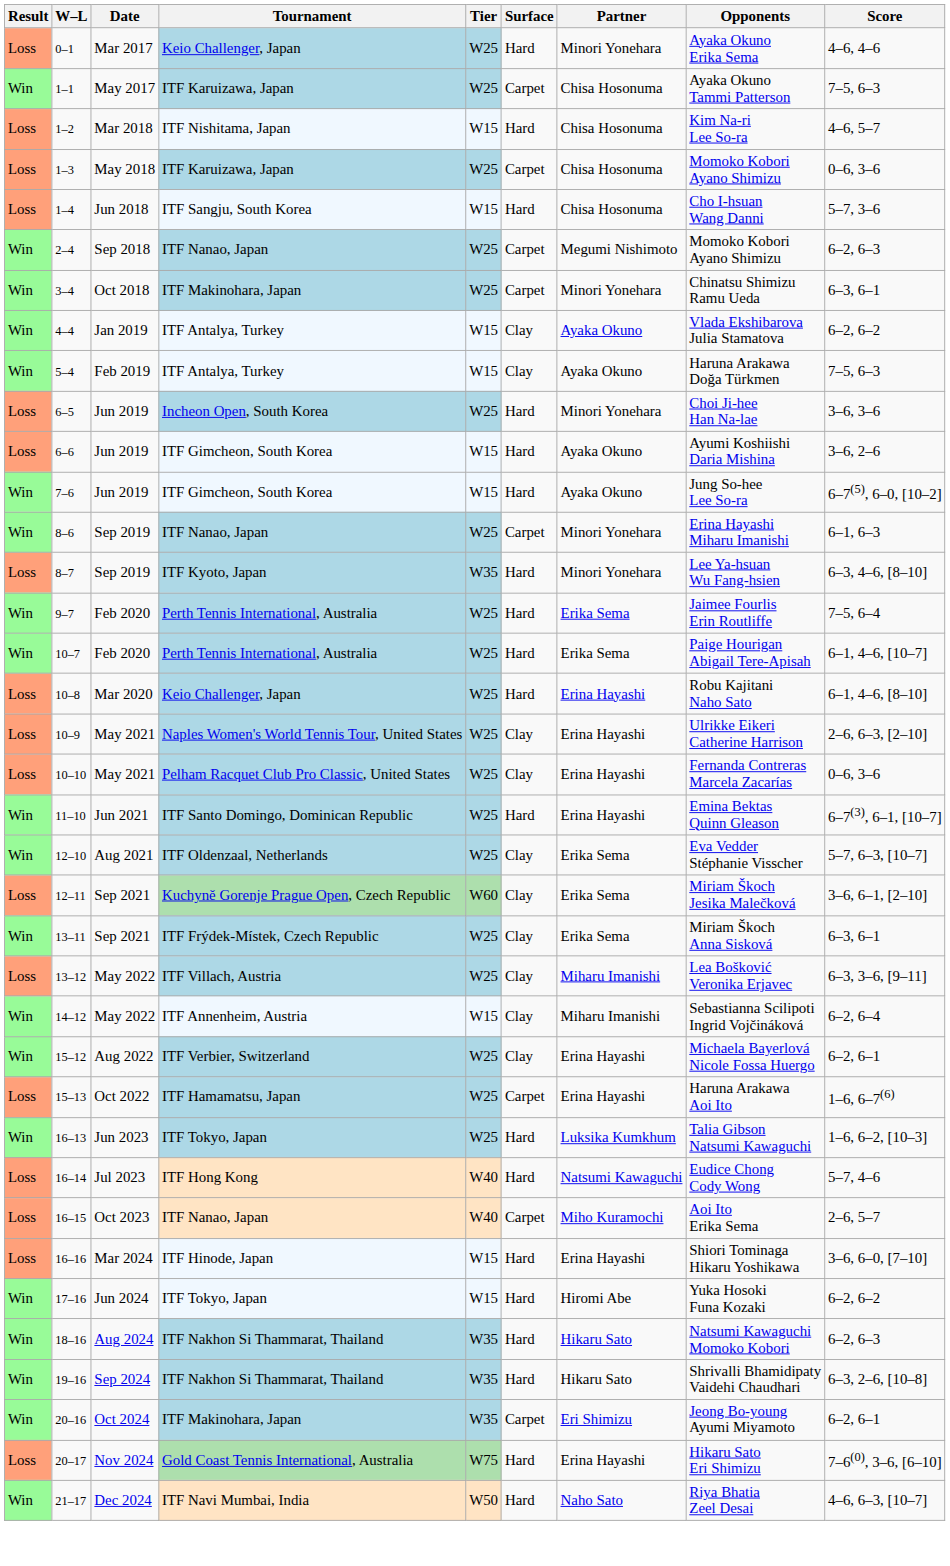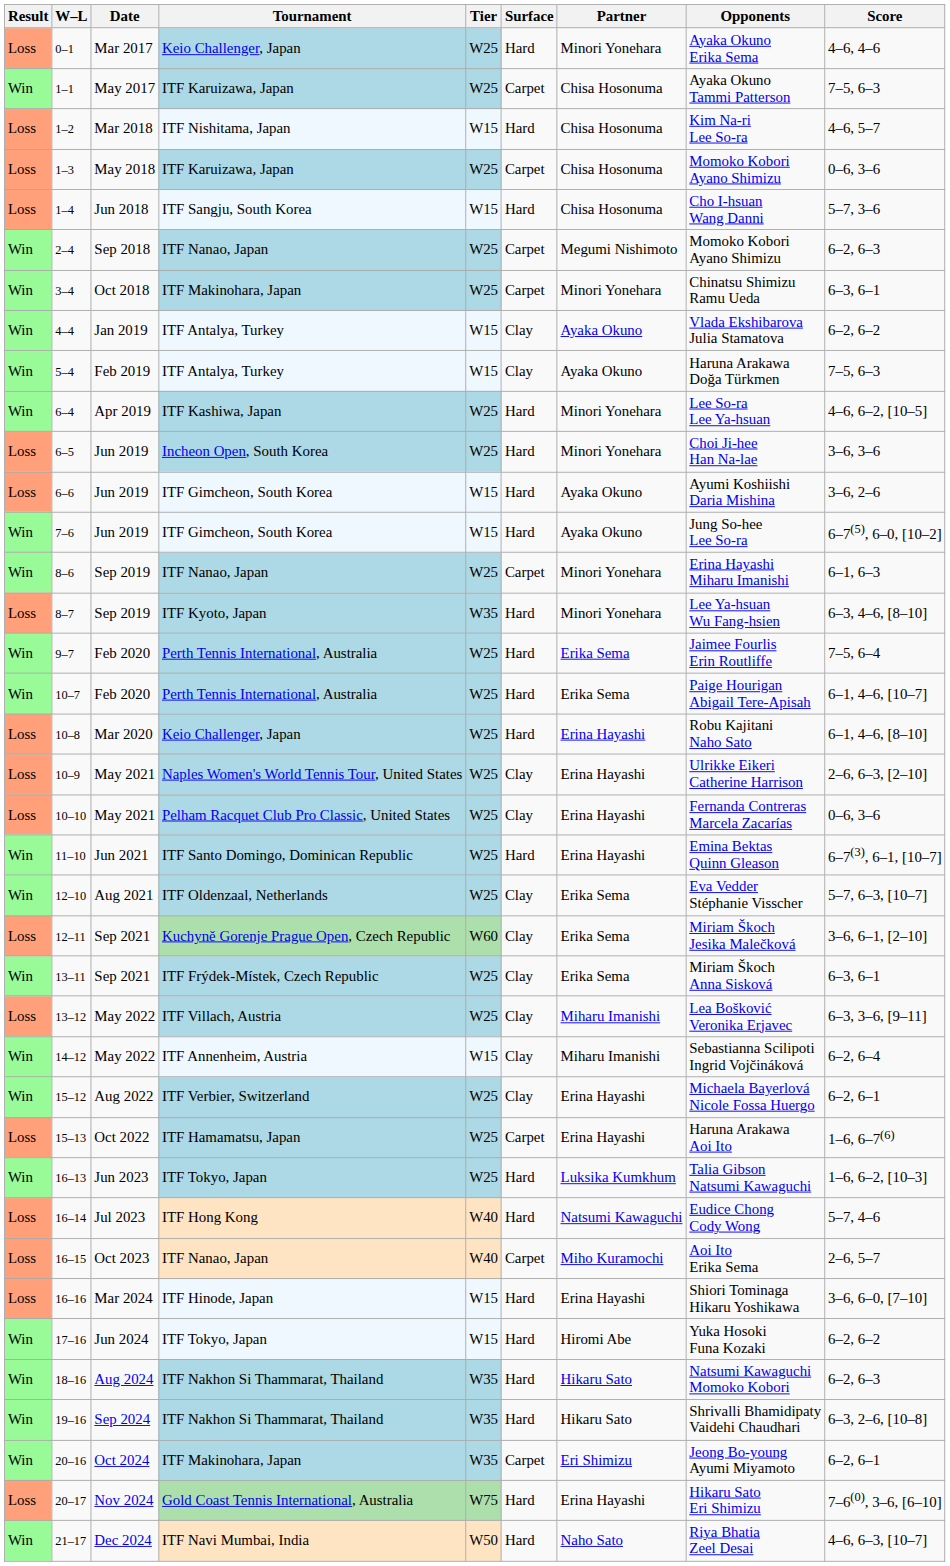+ row: (65, 412)
